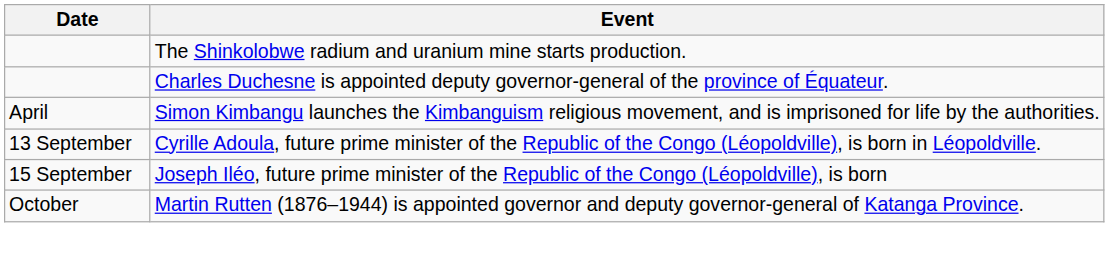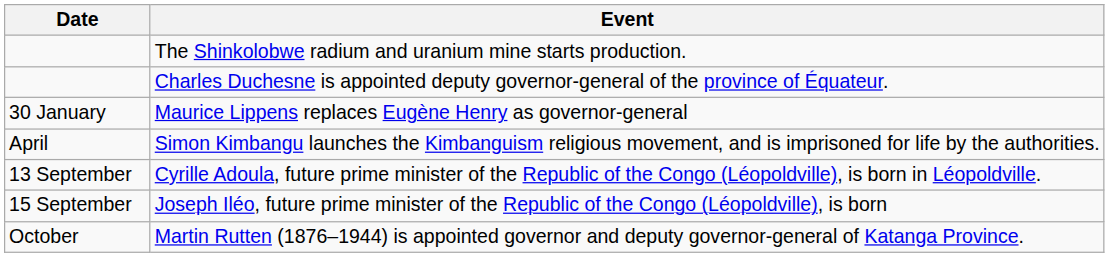+ row: (421, 112)
